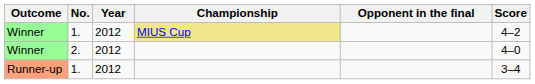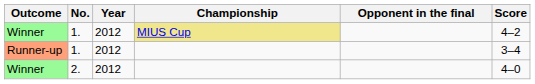rows swapped: (35, 69) <-> (26, 50)
